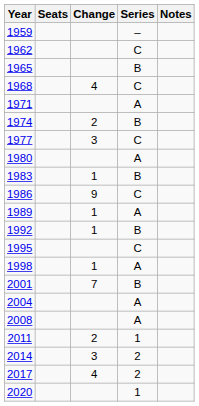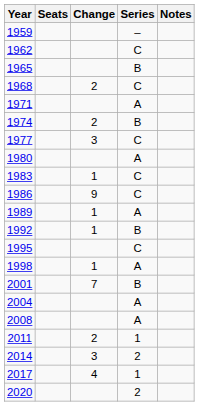(94, 86) 4 -> (94, 86) 2
(138, 176) B -> (138, 176) C
(138, 375) 2 -> (138, 375) 1
(138, 393) 1 -> (138, 393) 2
